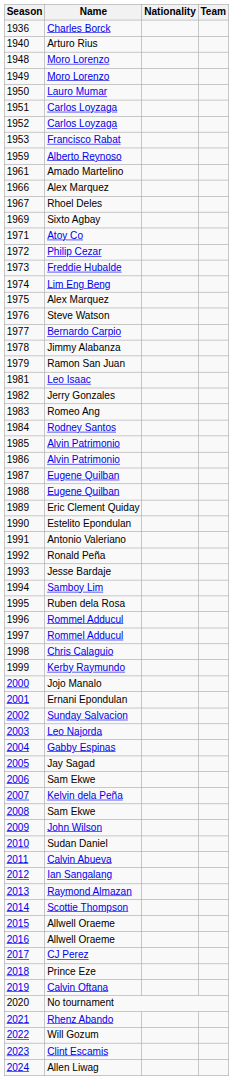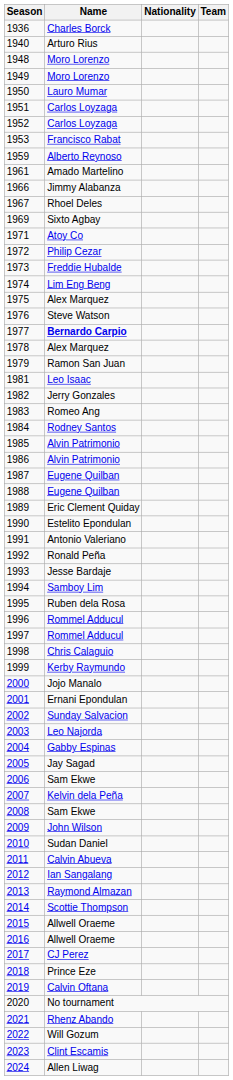(78, 188) Alex Marquez -> (84, 188) Jimmy Alabanza
(84, 332) normal -> (87, 332) bold
(84, 348) Jimmy Alabanza -> (78, 348) Alex Marquez
